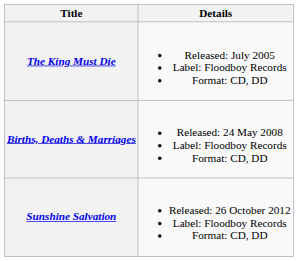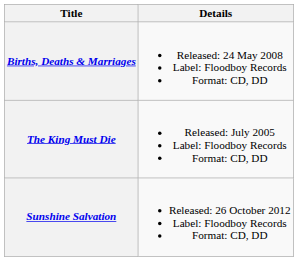rows swapped: (71, 61) <-> (71, 139)
